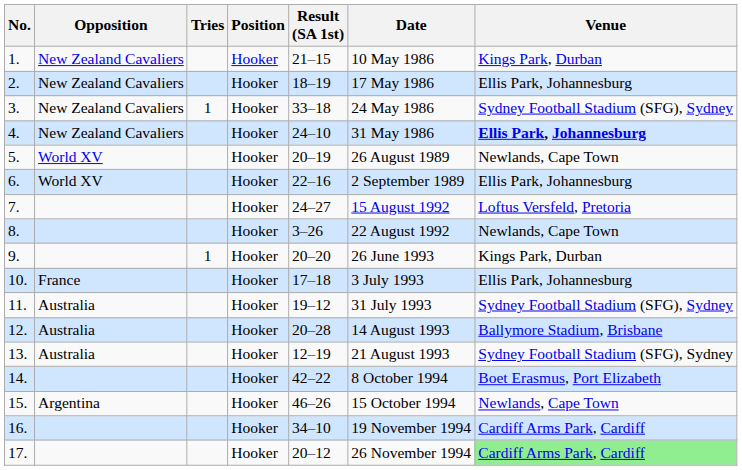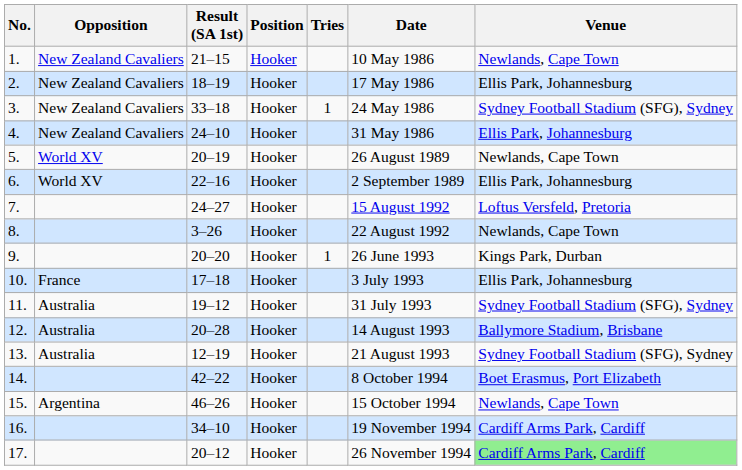columns swapped: (318, 25) <-> (208, 25)
(540, 58) Kings Park, Durban -> (549, 58) Newlands, Cape Town
(562, 132) bold -> (555, 132) normal
